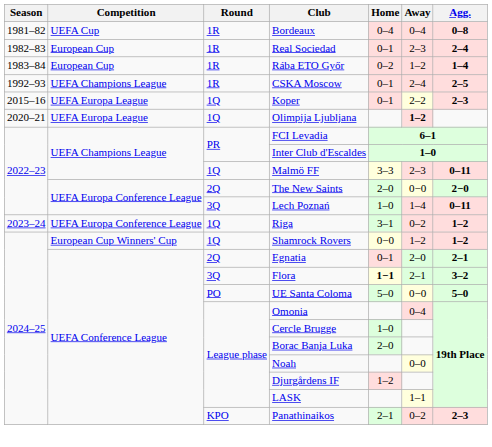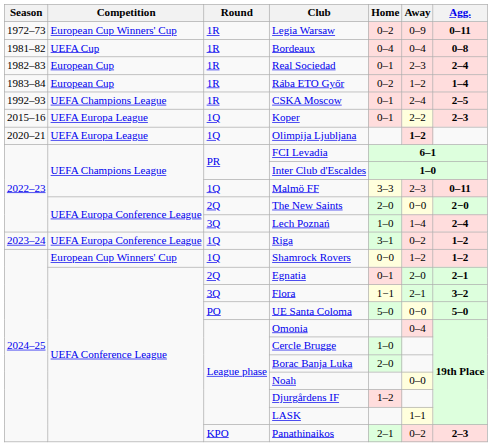+ row: (304, 30)
(460, 205) 0–11 -> (460, 223) 2–4
(385, 275) bold -> (385, 293) normal
